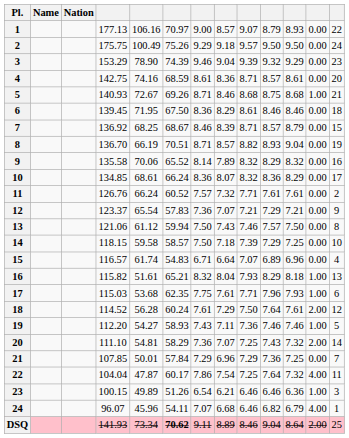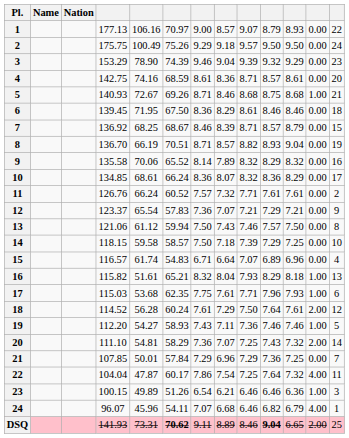(146, 425) 73.34 -> (146, 425) 73.31
(272, 425) normal -> (272, 425) bold
(295, 425) 8.64 -> (295, 425) 6.65
